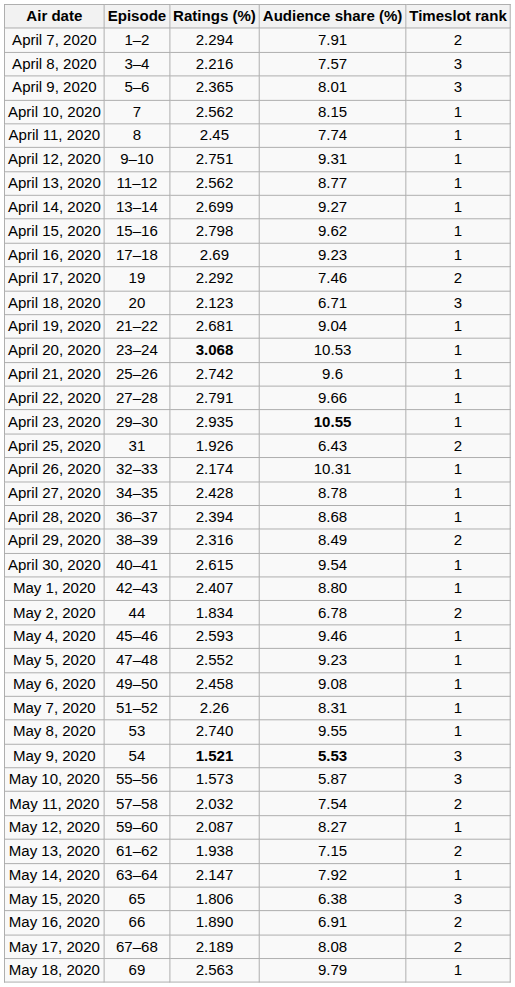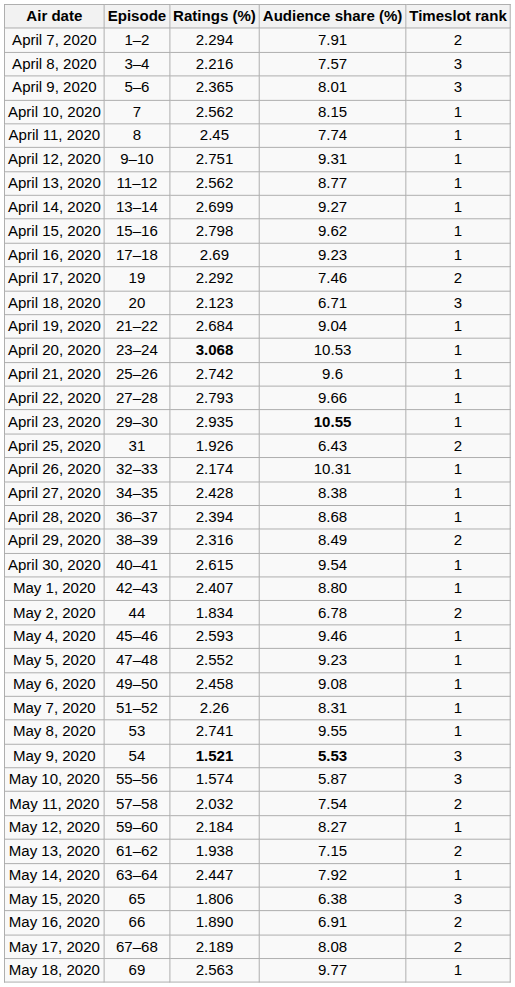(214, 326) 2.681 -> (214, 326) 2.684
(214, 398) 2.791 -> (214, 398) 2.793
(333, 493) 8.78 -> (333, 493) 8.38
(214, 732) 2.740 -> (214, 732) 2.741
(214, 779) 1.573 -> (214, 779) 1.574
(214, 827) 2.087 -> (214, 827) 2.184
(214, 875) 2.147 -> (214, 875) 2.447
(333, 970) 9.79 -> (333, 970) 9.77
